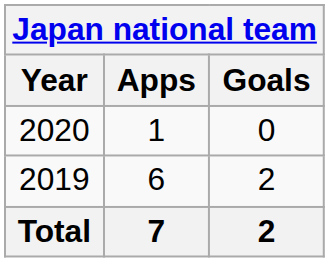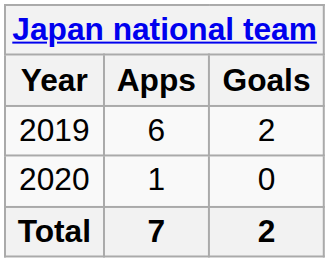rows swapped: (54, 180) <-> (54, 130)
